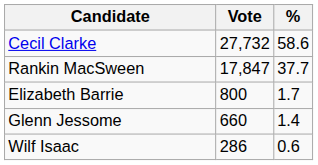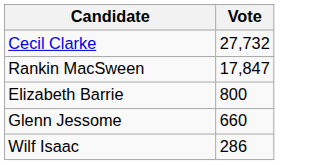- column: (293, 17)
